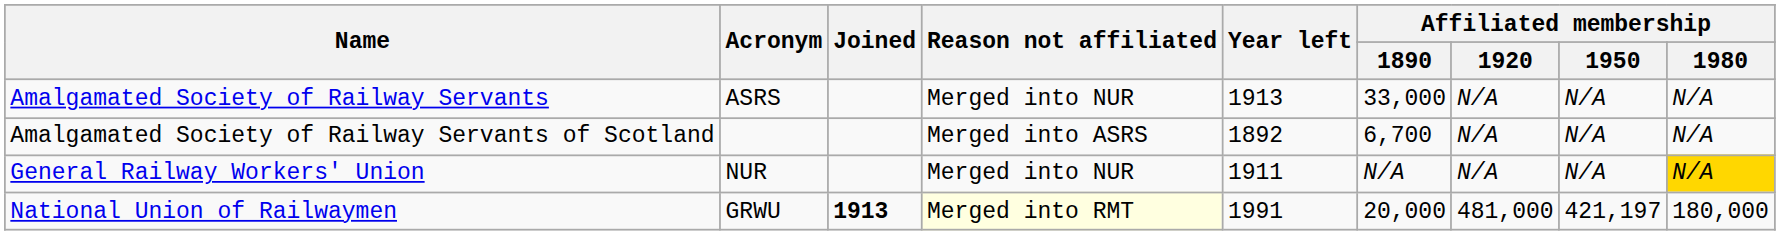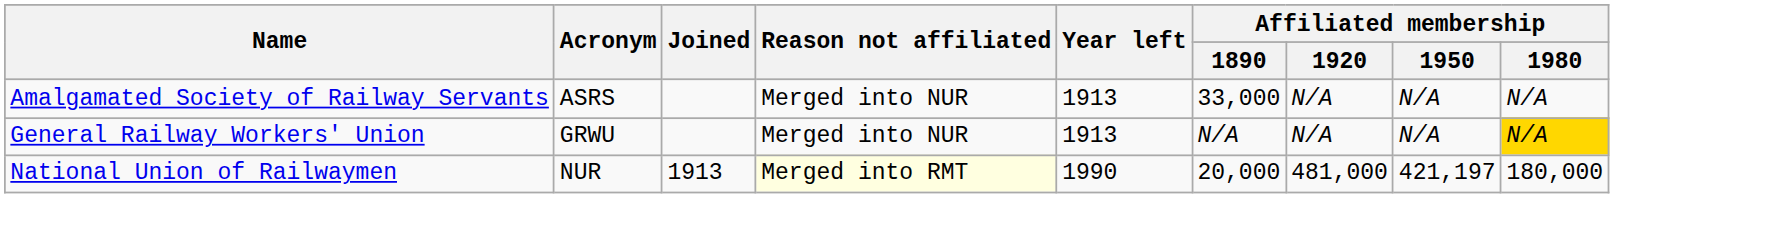- row: (362, 136)
(746, 174) NUR -> (587, 136) GRWU
(1256, 174) 1911 -> (1090, 136) 1913
(753, 211) GRWU -> (581, 174) NUR
(861, 211) bold -> (695, 174) normal
(1256, 211) 1991 -> (1090, 174) 1990
